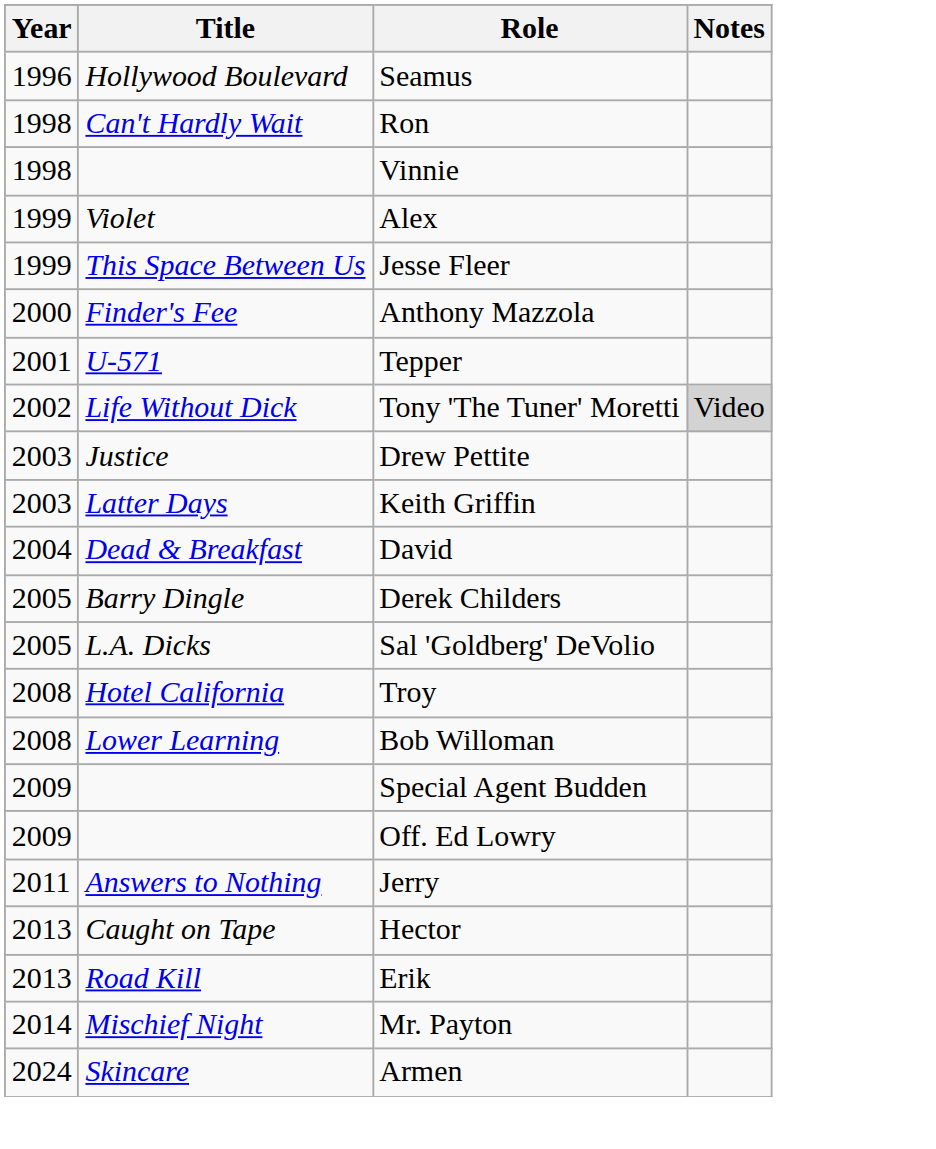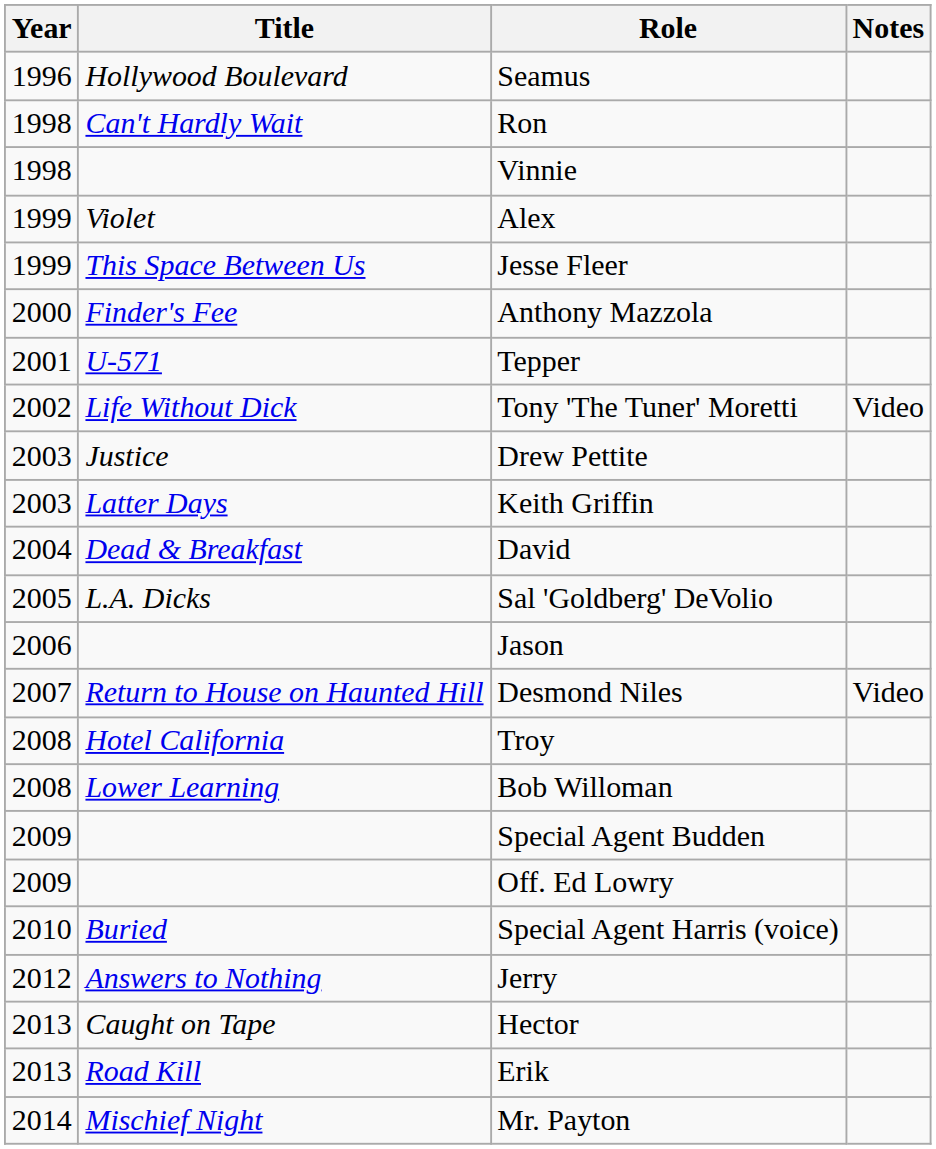(729, 407) lightgrey background -> (888, 407) no background
- row: (470, 597)
+ row: (531, 645)
+ row: (590, 692)
+ row: (668, 929)
(41, 882) 2011 -> (42, 977) 2012
- row: (421, 1072)
